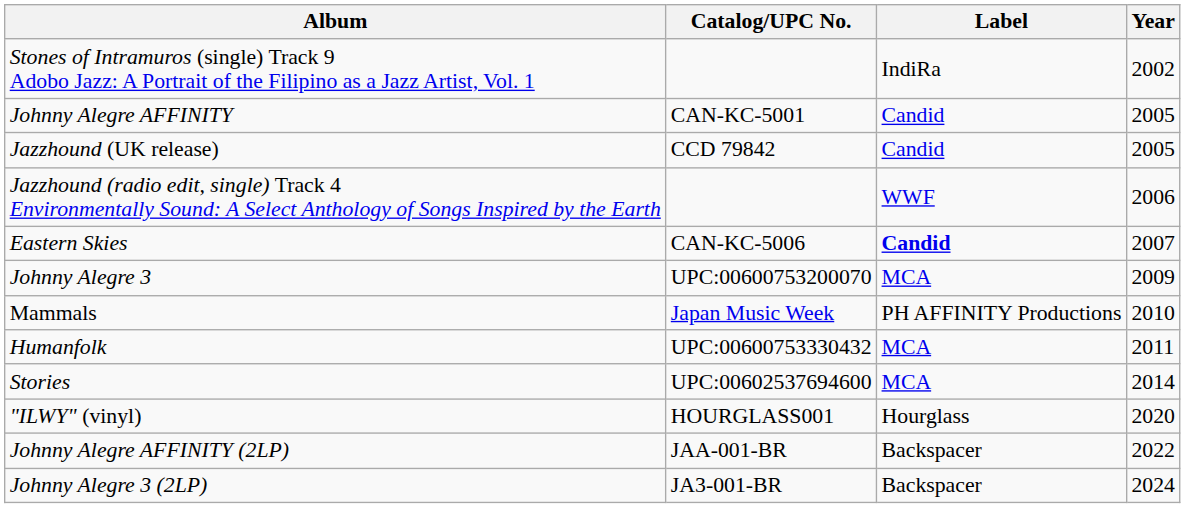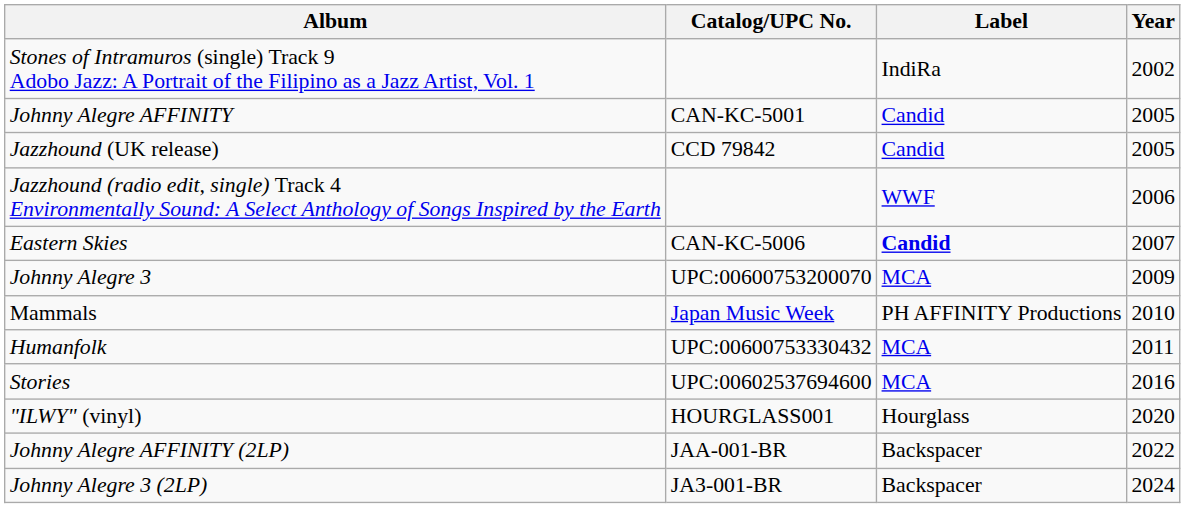(1153, 381) 2014 -> (1153, 381) 2016
